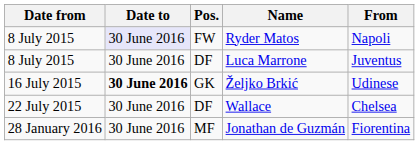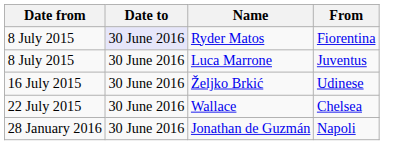- column: (207, 15)
(371, 38) Napoli -> (346, 38) Fiorentina
(148, 83) bold -> (146, 83) normal
(381, 128) Fiorentina -> (336, 128) Napoli
